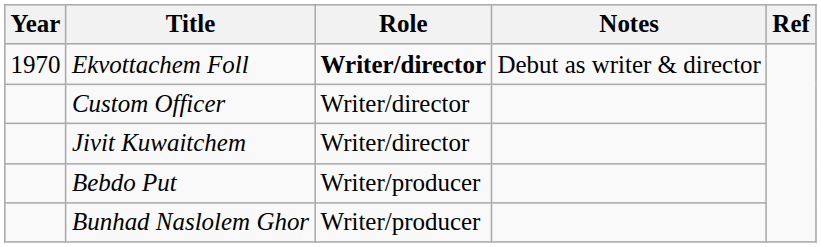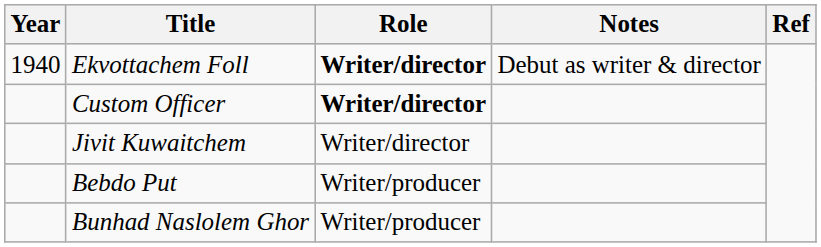(35, 63) 1970 -> (35, 63) 1940
(395, 103) normal -> (403, 103) bold
